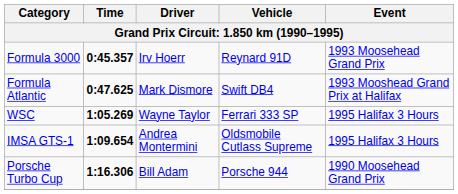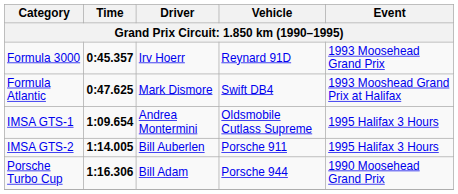- row: (21, 115)
+ row: (40, 147)
